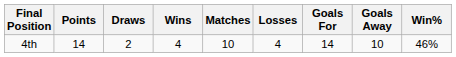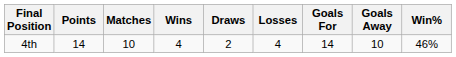columns swapped: (228, 20) <-> (128, 20)
